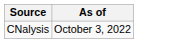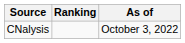+ column: (75, 13)
